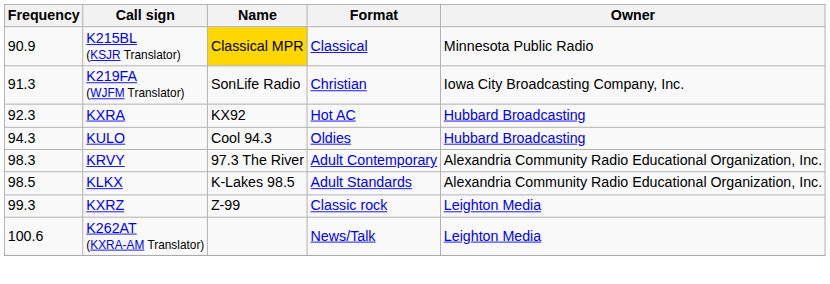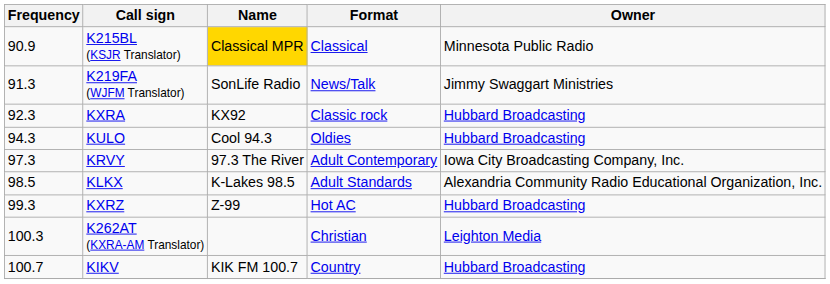(339, 84) Christian -> (343, 84) News/Talk
(564, 84) Iowa City Broadcasting Company, Inc. -> (528, 84) Jimmy Swaggart Ministries
(333, 115) Hot AC -> (349, 115) Classic rock
(22, 160) 98.3 -> (22, 160) 97.3
(633, 160) Alexandria Community Radio Educational Organization, Inc. -> (564, 160) Iowa City Broadcasting Company, Inc.
(349, 205) Classic rock -> (333, 205) Hot AC
(492, 205) Leighton Media -> (515, 205) Hubbard Broadcasting
(26, 236) 100.6 -> (26, 236) 100.3
(343, 236) News/Talk -> (339, 236) Christian
+ row: (103, 267)
